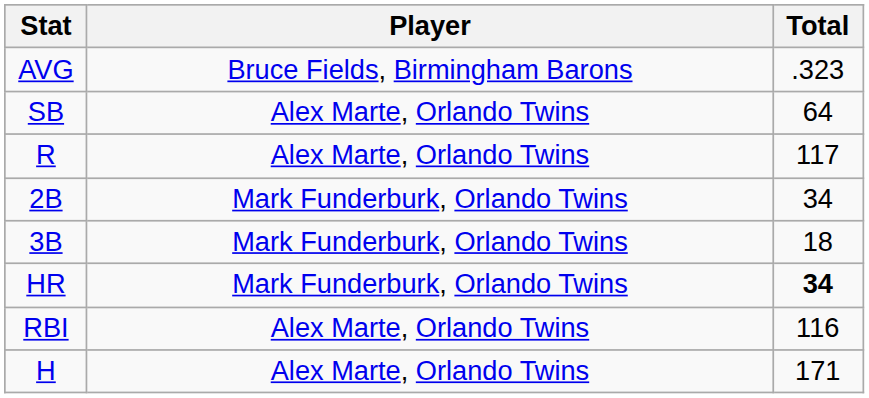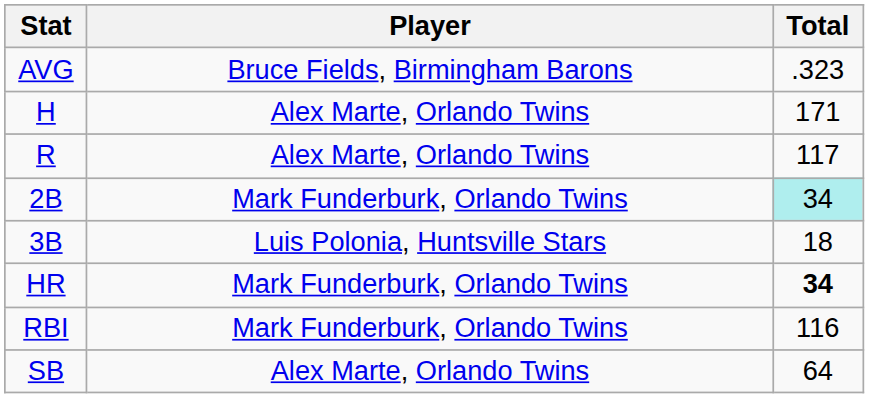rows swapped: (46, 371) <-> (46, 112)
(818, 198) no background -> (818, 198) paleturquoise background
(430, 241) Mark Funderburk, Orlando Twins -> (430, 241) Luis Polonia, Huntsville Stars
(430, 328) Alex Marte, Orlando Twins -> (430, 328) Mark Funderburk, Orlando Twins
